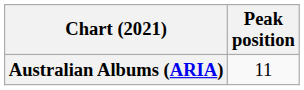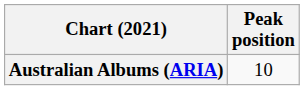(263, 69) 11 -> (263, 69) 10
